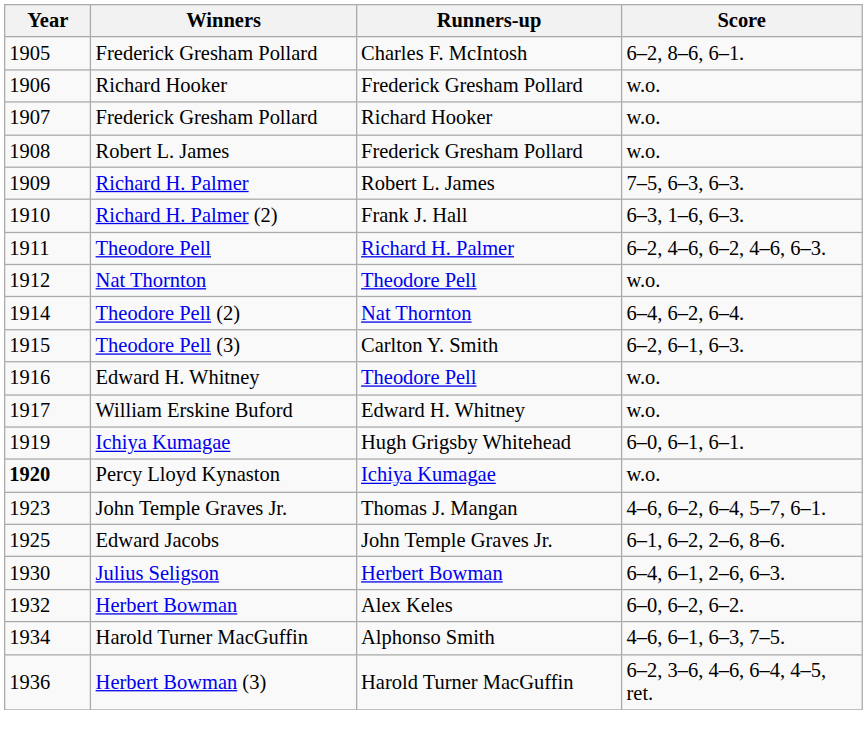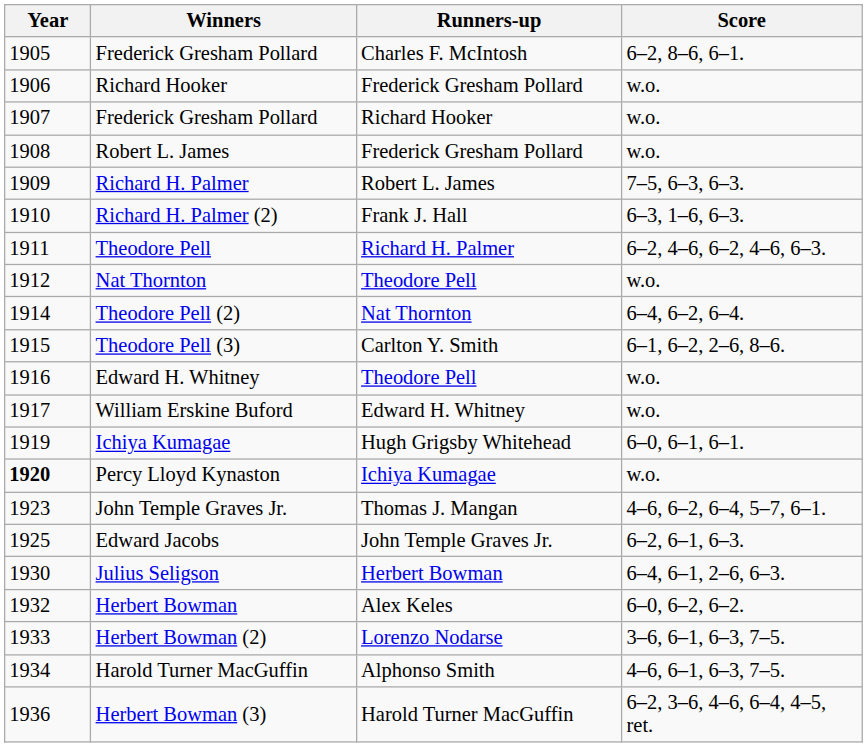(685, 345) 6–2, 6–1, 6–3. -> (706, 345) 6–1, 6–2, 2–6, 8–6.
(706, 540) 6–1, 6–2, 2–6, 8–6. -> (685, 540) 6–2, 6–1, 6–3.
+ row: (181, 637)
